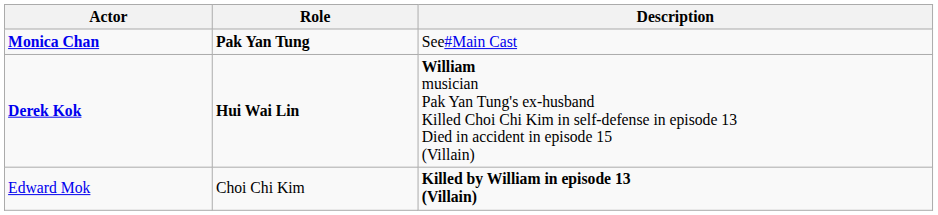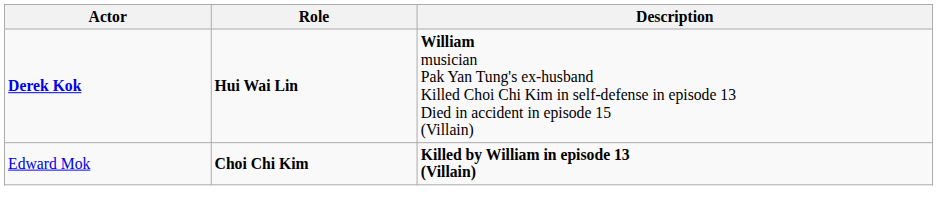- row: (54, 41)
(260, 188) normal -> (262, 163) bold
